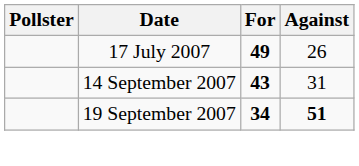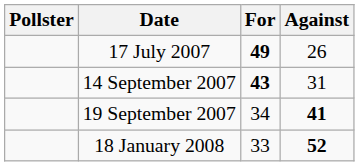(260, 113) bold -> (260, 113) normal
(317, 113) 51 -> (317, 113) 41
+ row: (159, 144)
